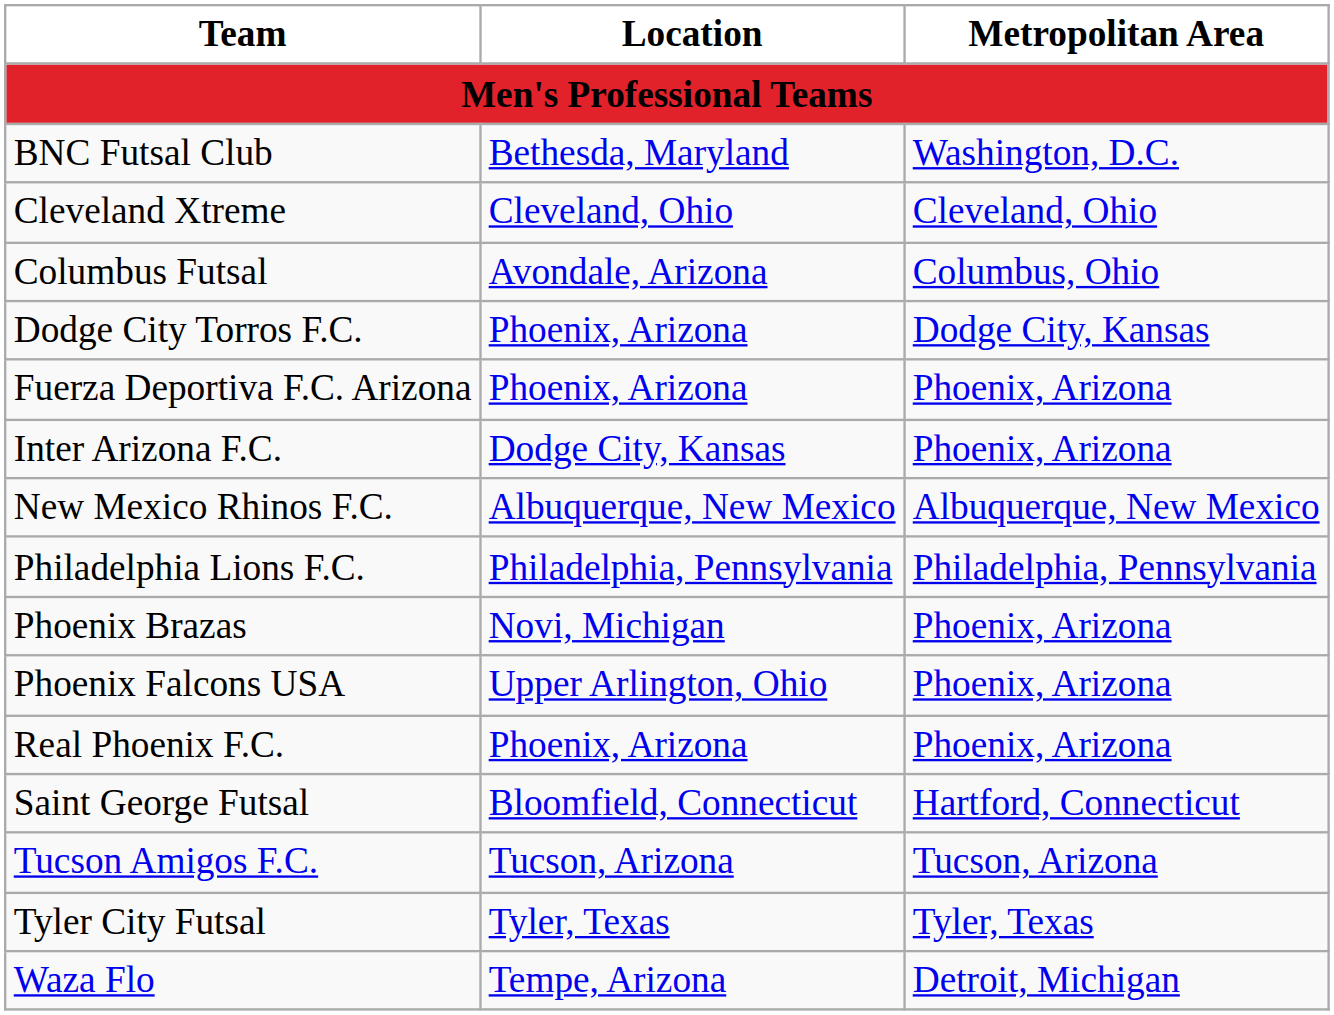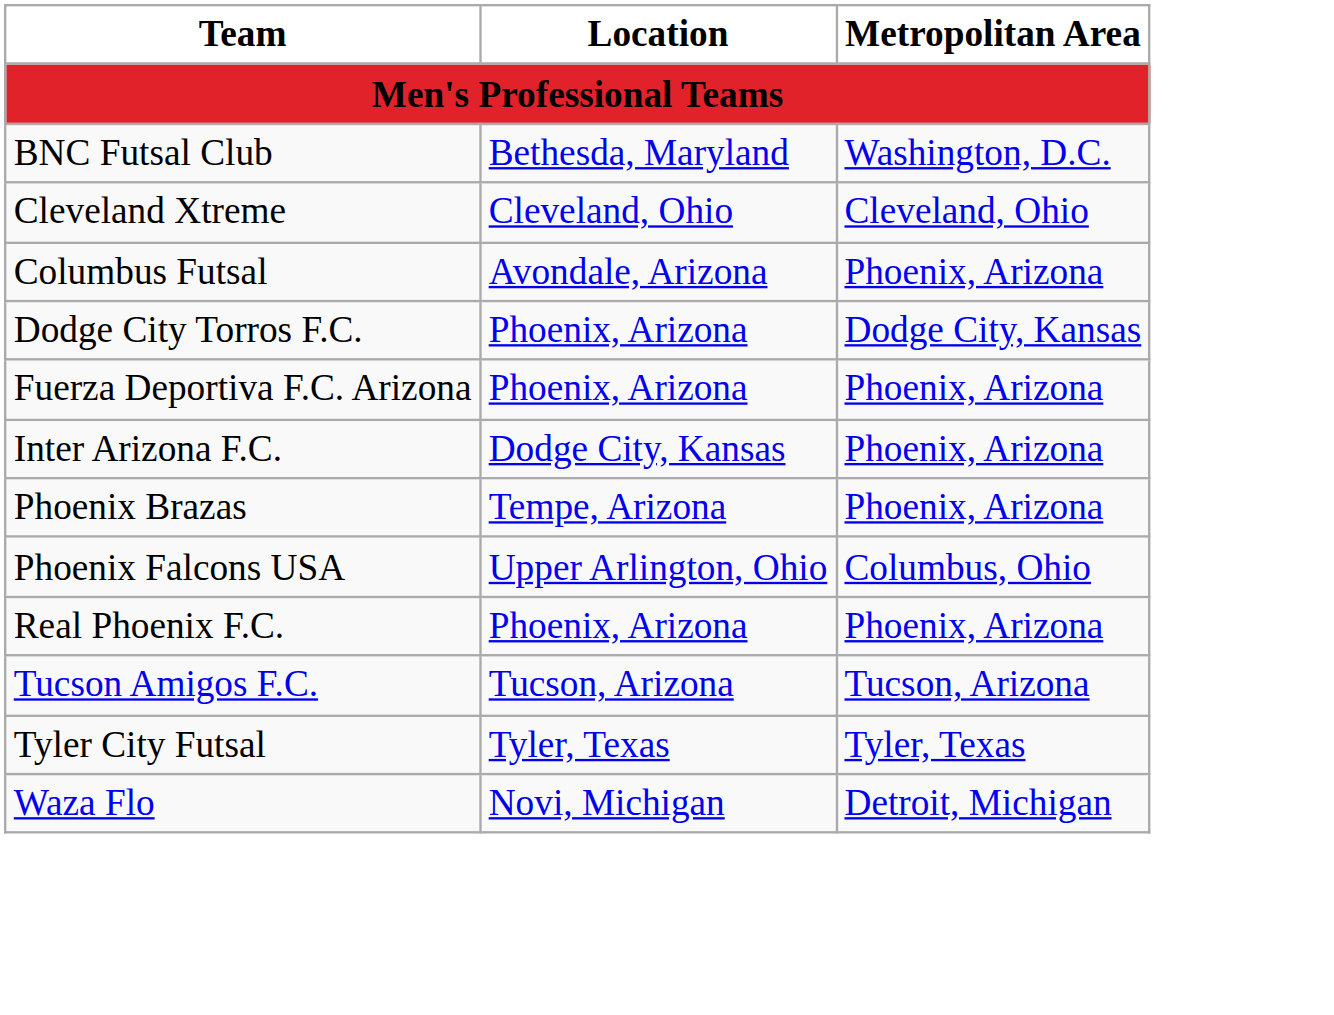(1036, 270) Columbus, Ohio -> (974, 270) Phoenix, Arizona
- row: (203, 507)
- row: (189, 566)
(607, 625) Novi, Michigan -> (607, 507) Tempe, Arizona
(1042, 684) Phoenix, Arizona -> (968, 566) Columbus, Ohio
- row: (161, 802)
(607, 980) Tempe, Arizona -> (607, 802) Novi, Michigan
